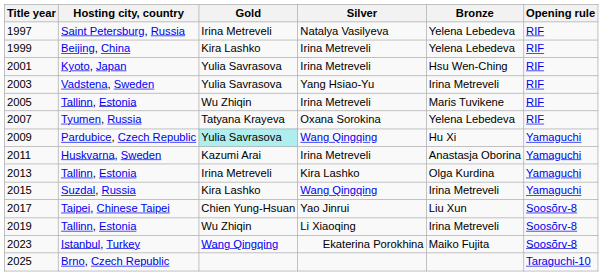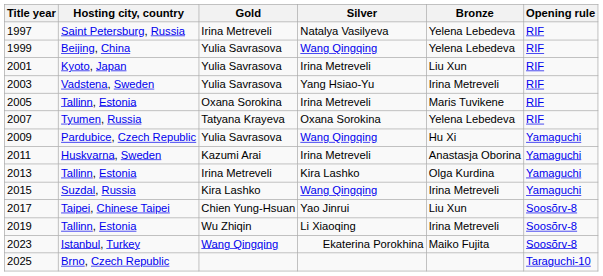(231, 48) Kira Lashko -> (241, 48) Yulia Savrasova
(335, 48) Irina Metreveli -> (339, 48) Wang Qingqing
(468, 66) Hsu Wen-Ching -> (448, 66) Liu Xun
(226, 102) Wu Zhiqin -> (241, 102) Oxana Sorokina
(241, 137) paleturquoise background -> (241, 137) no background
